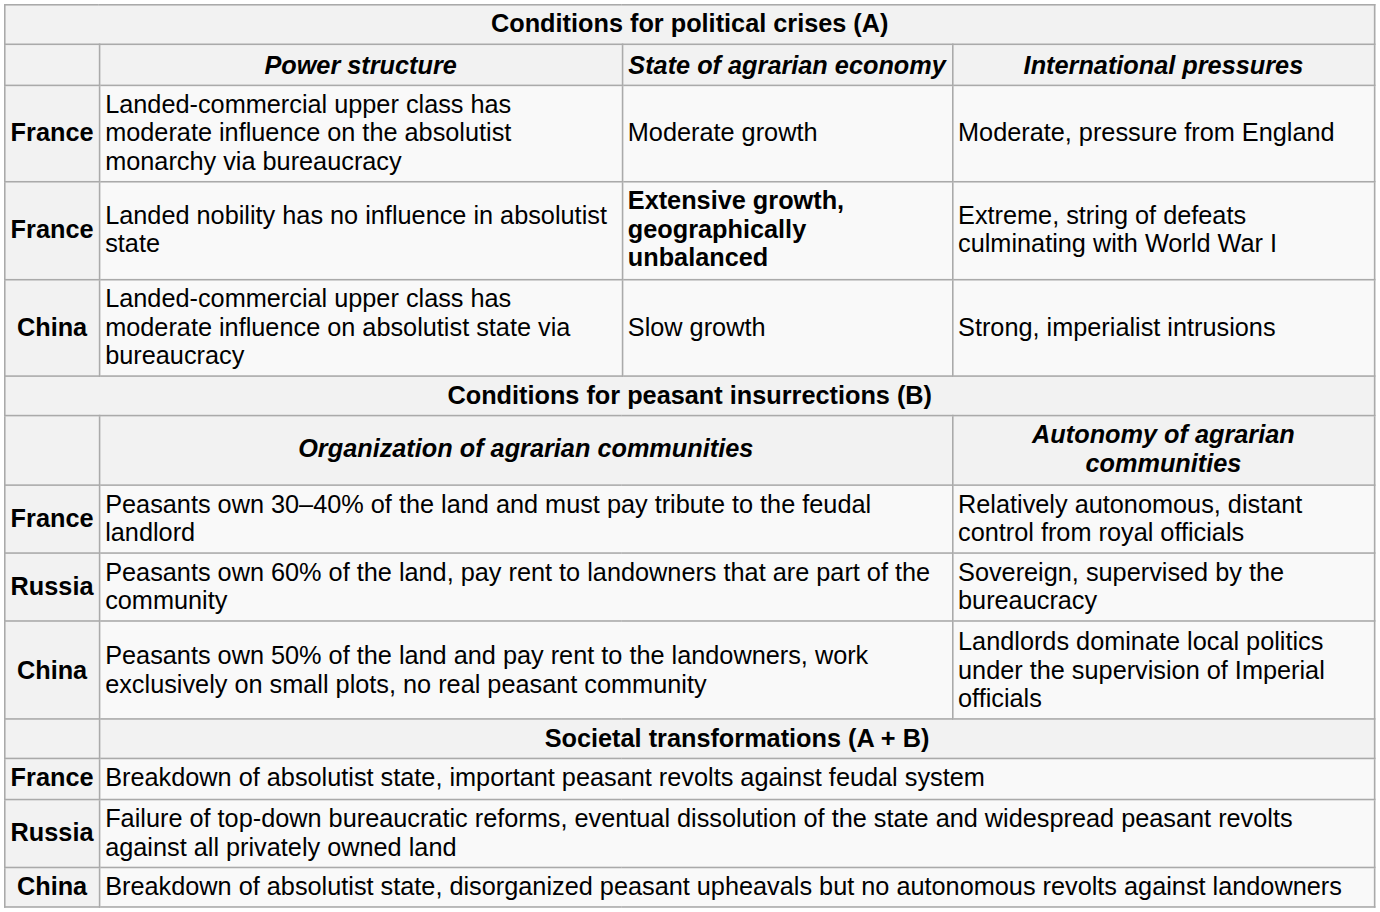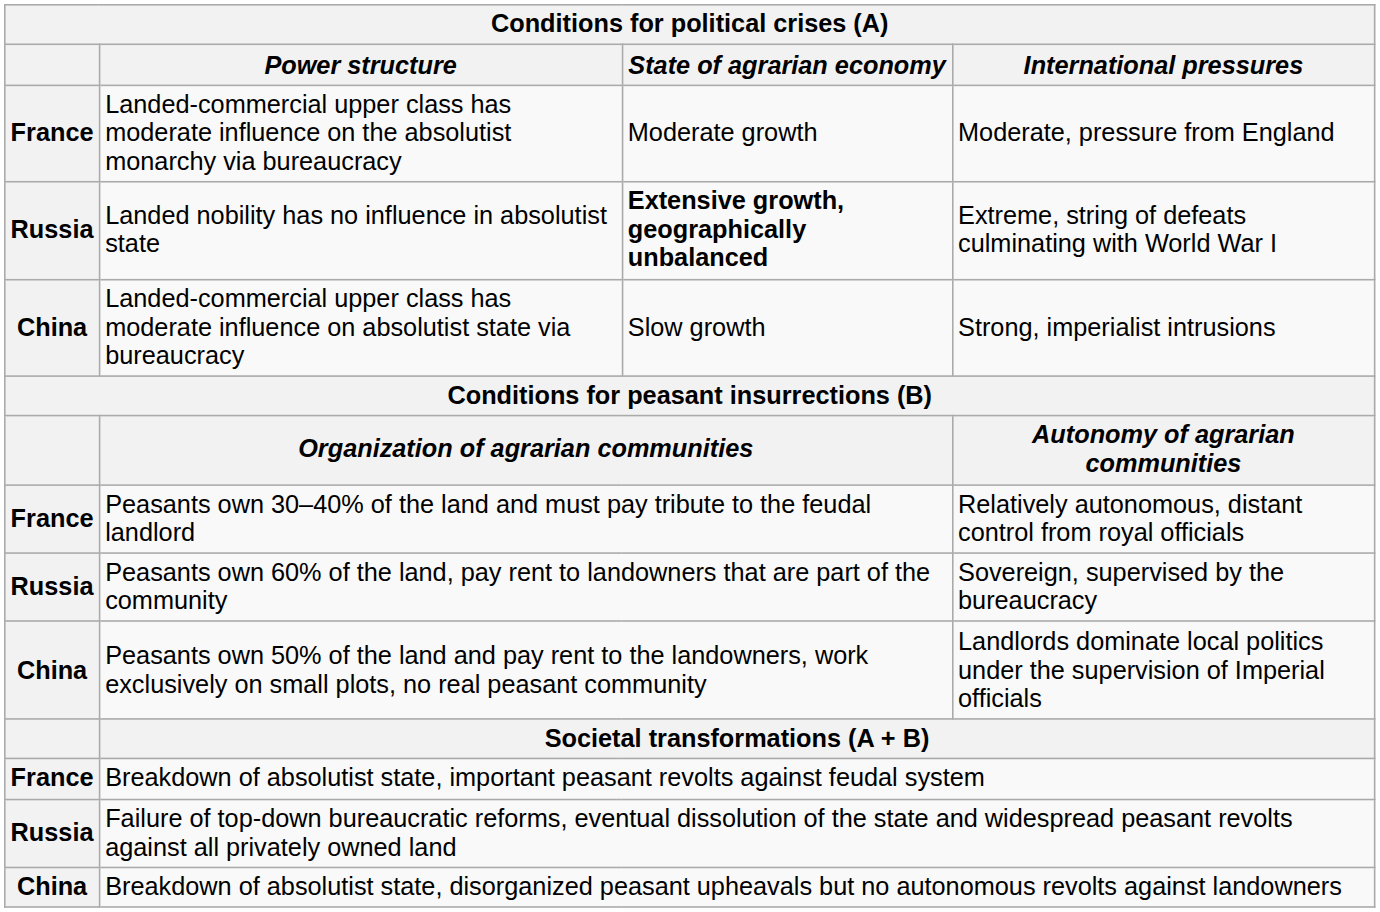(52, 230) France -> (52, 230) Russia
